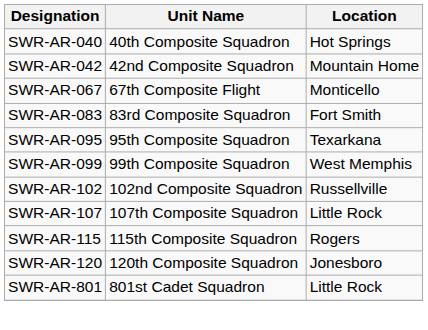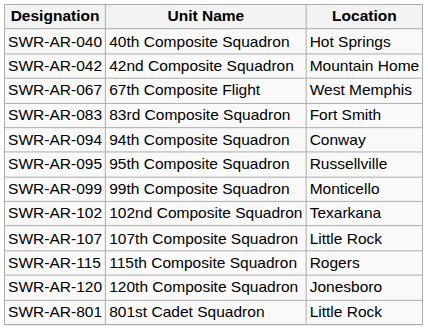(345, 90) Monticello -> (361, 90) West Memphis
+ row: (55, 139)
(345, 139) Texarkana -> (348, 164) Russellville
(361, 164) West Memphis -> (345, 189) Monticello
(348, 189) Russellville -> (345, 213) Texarkana
